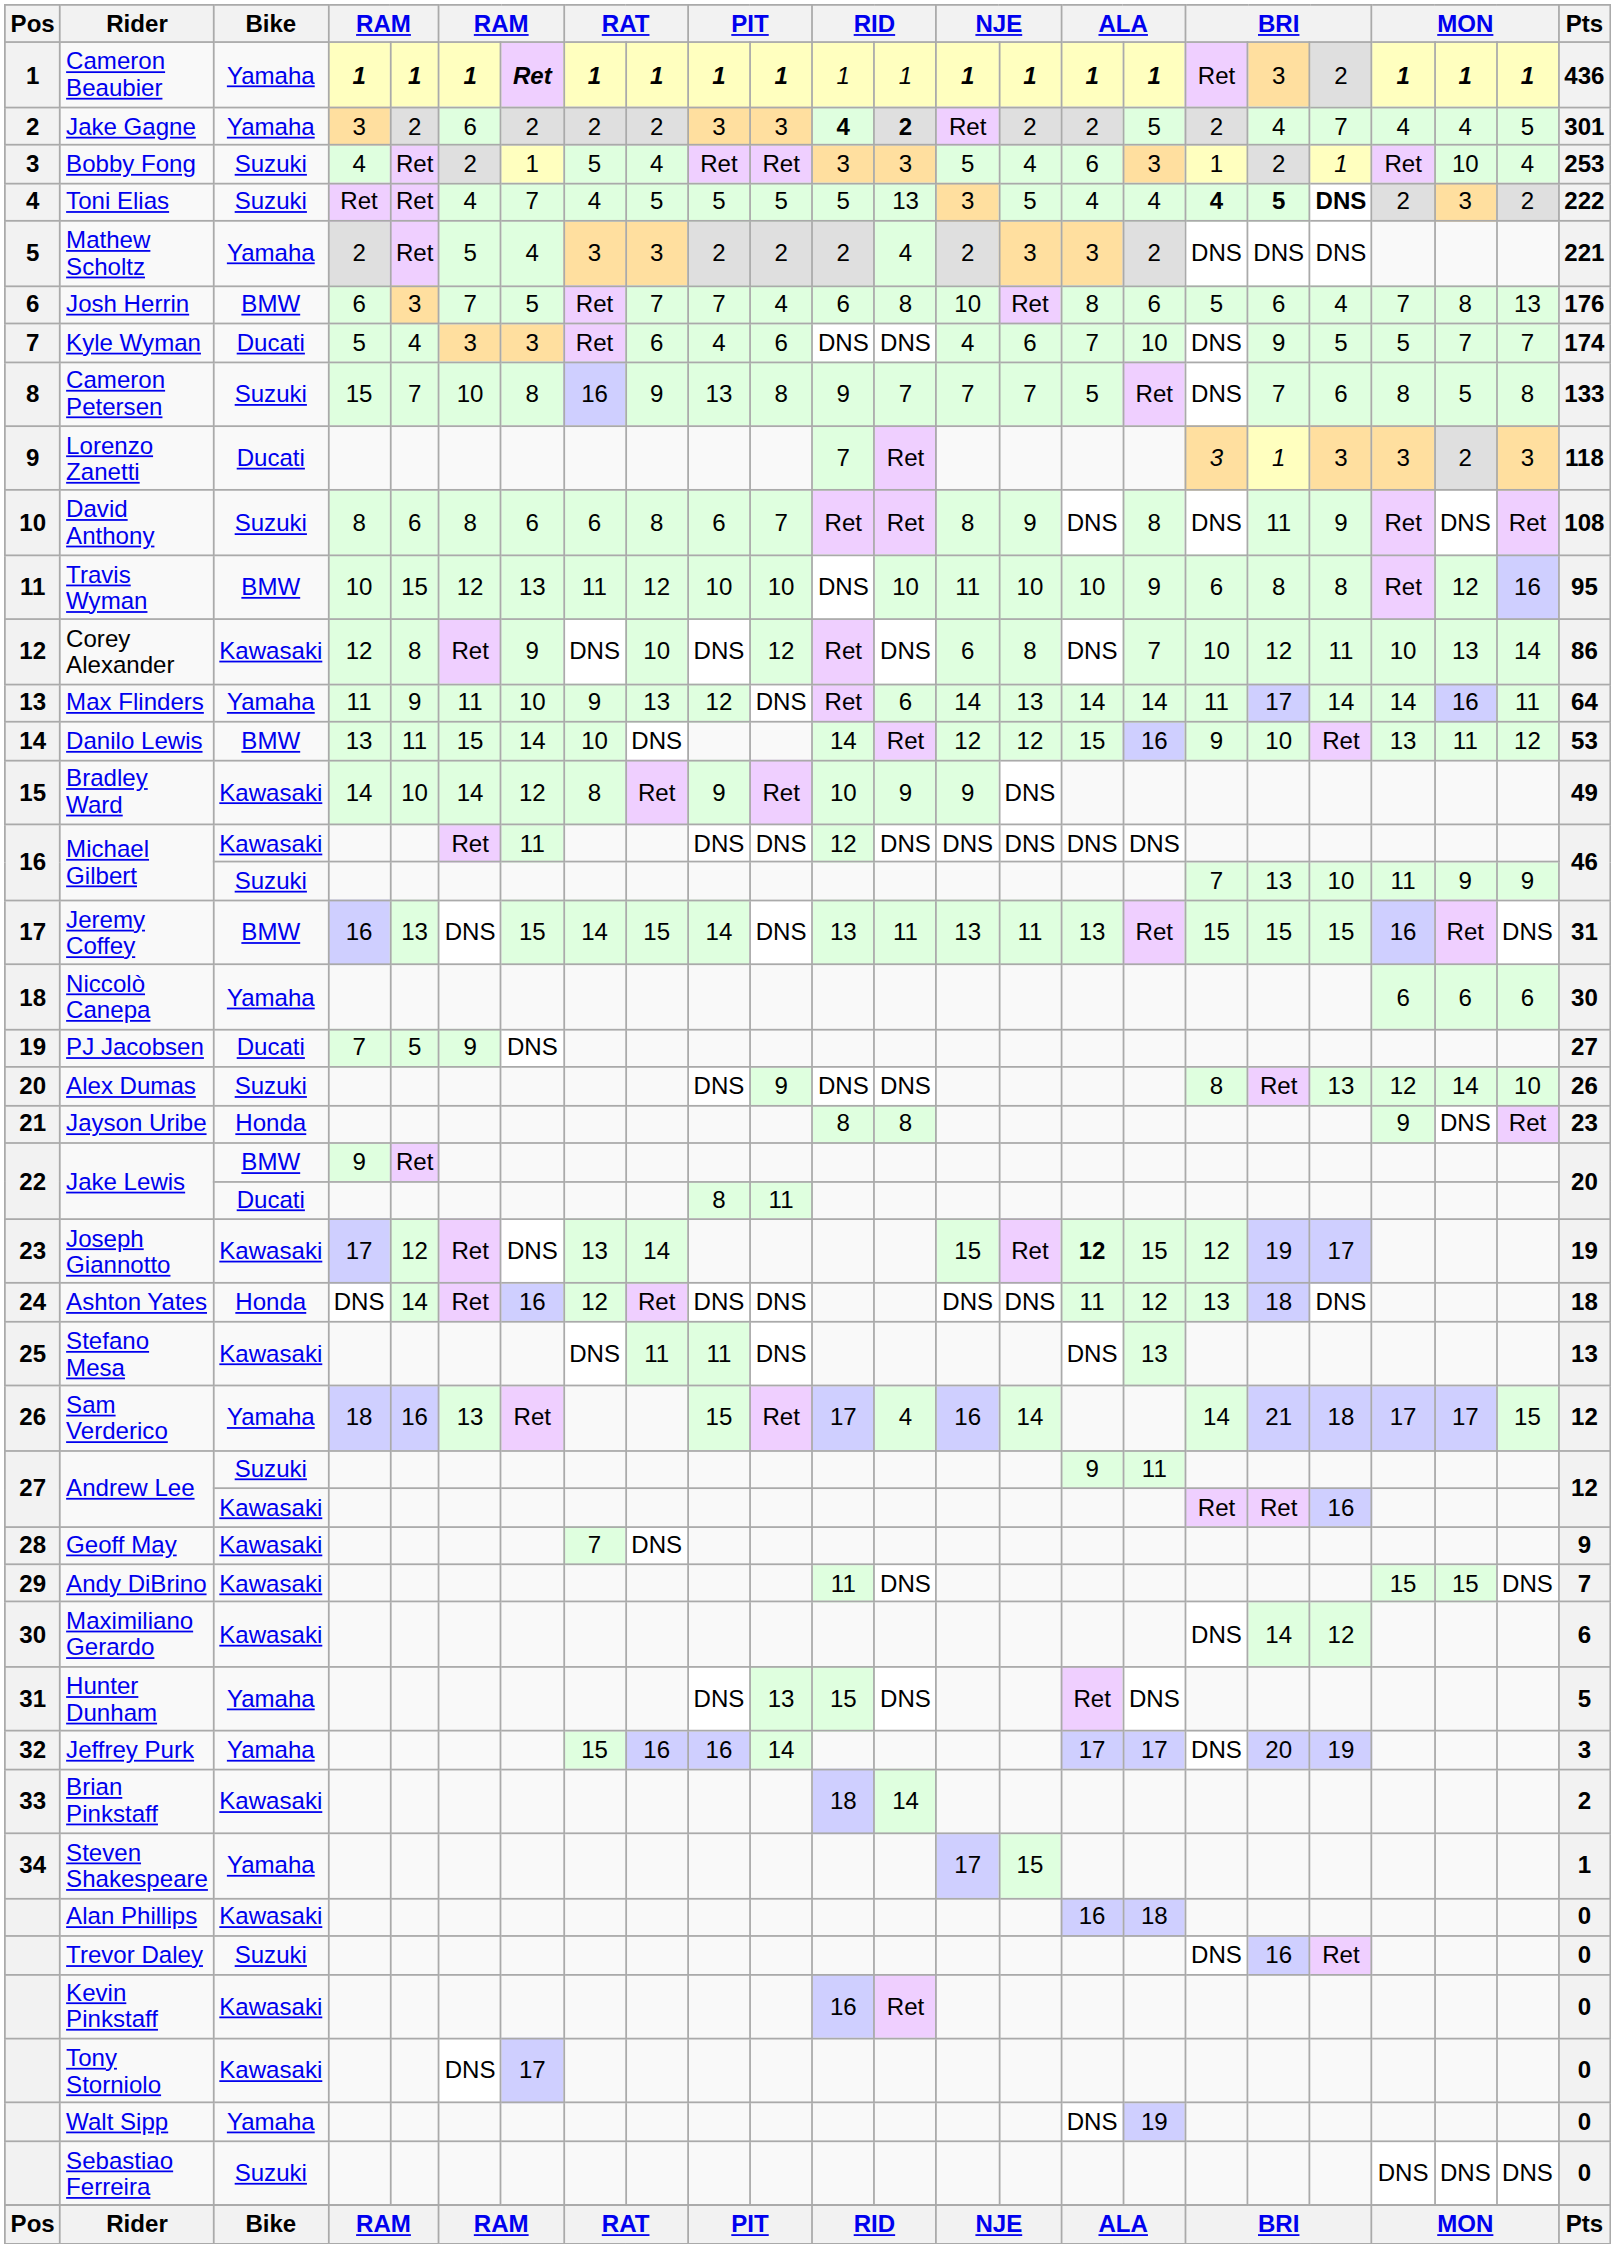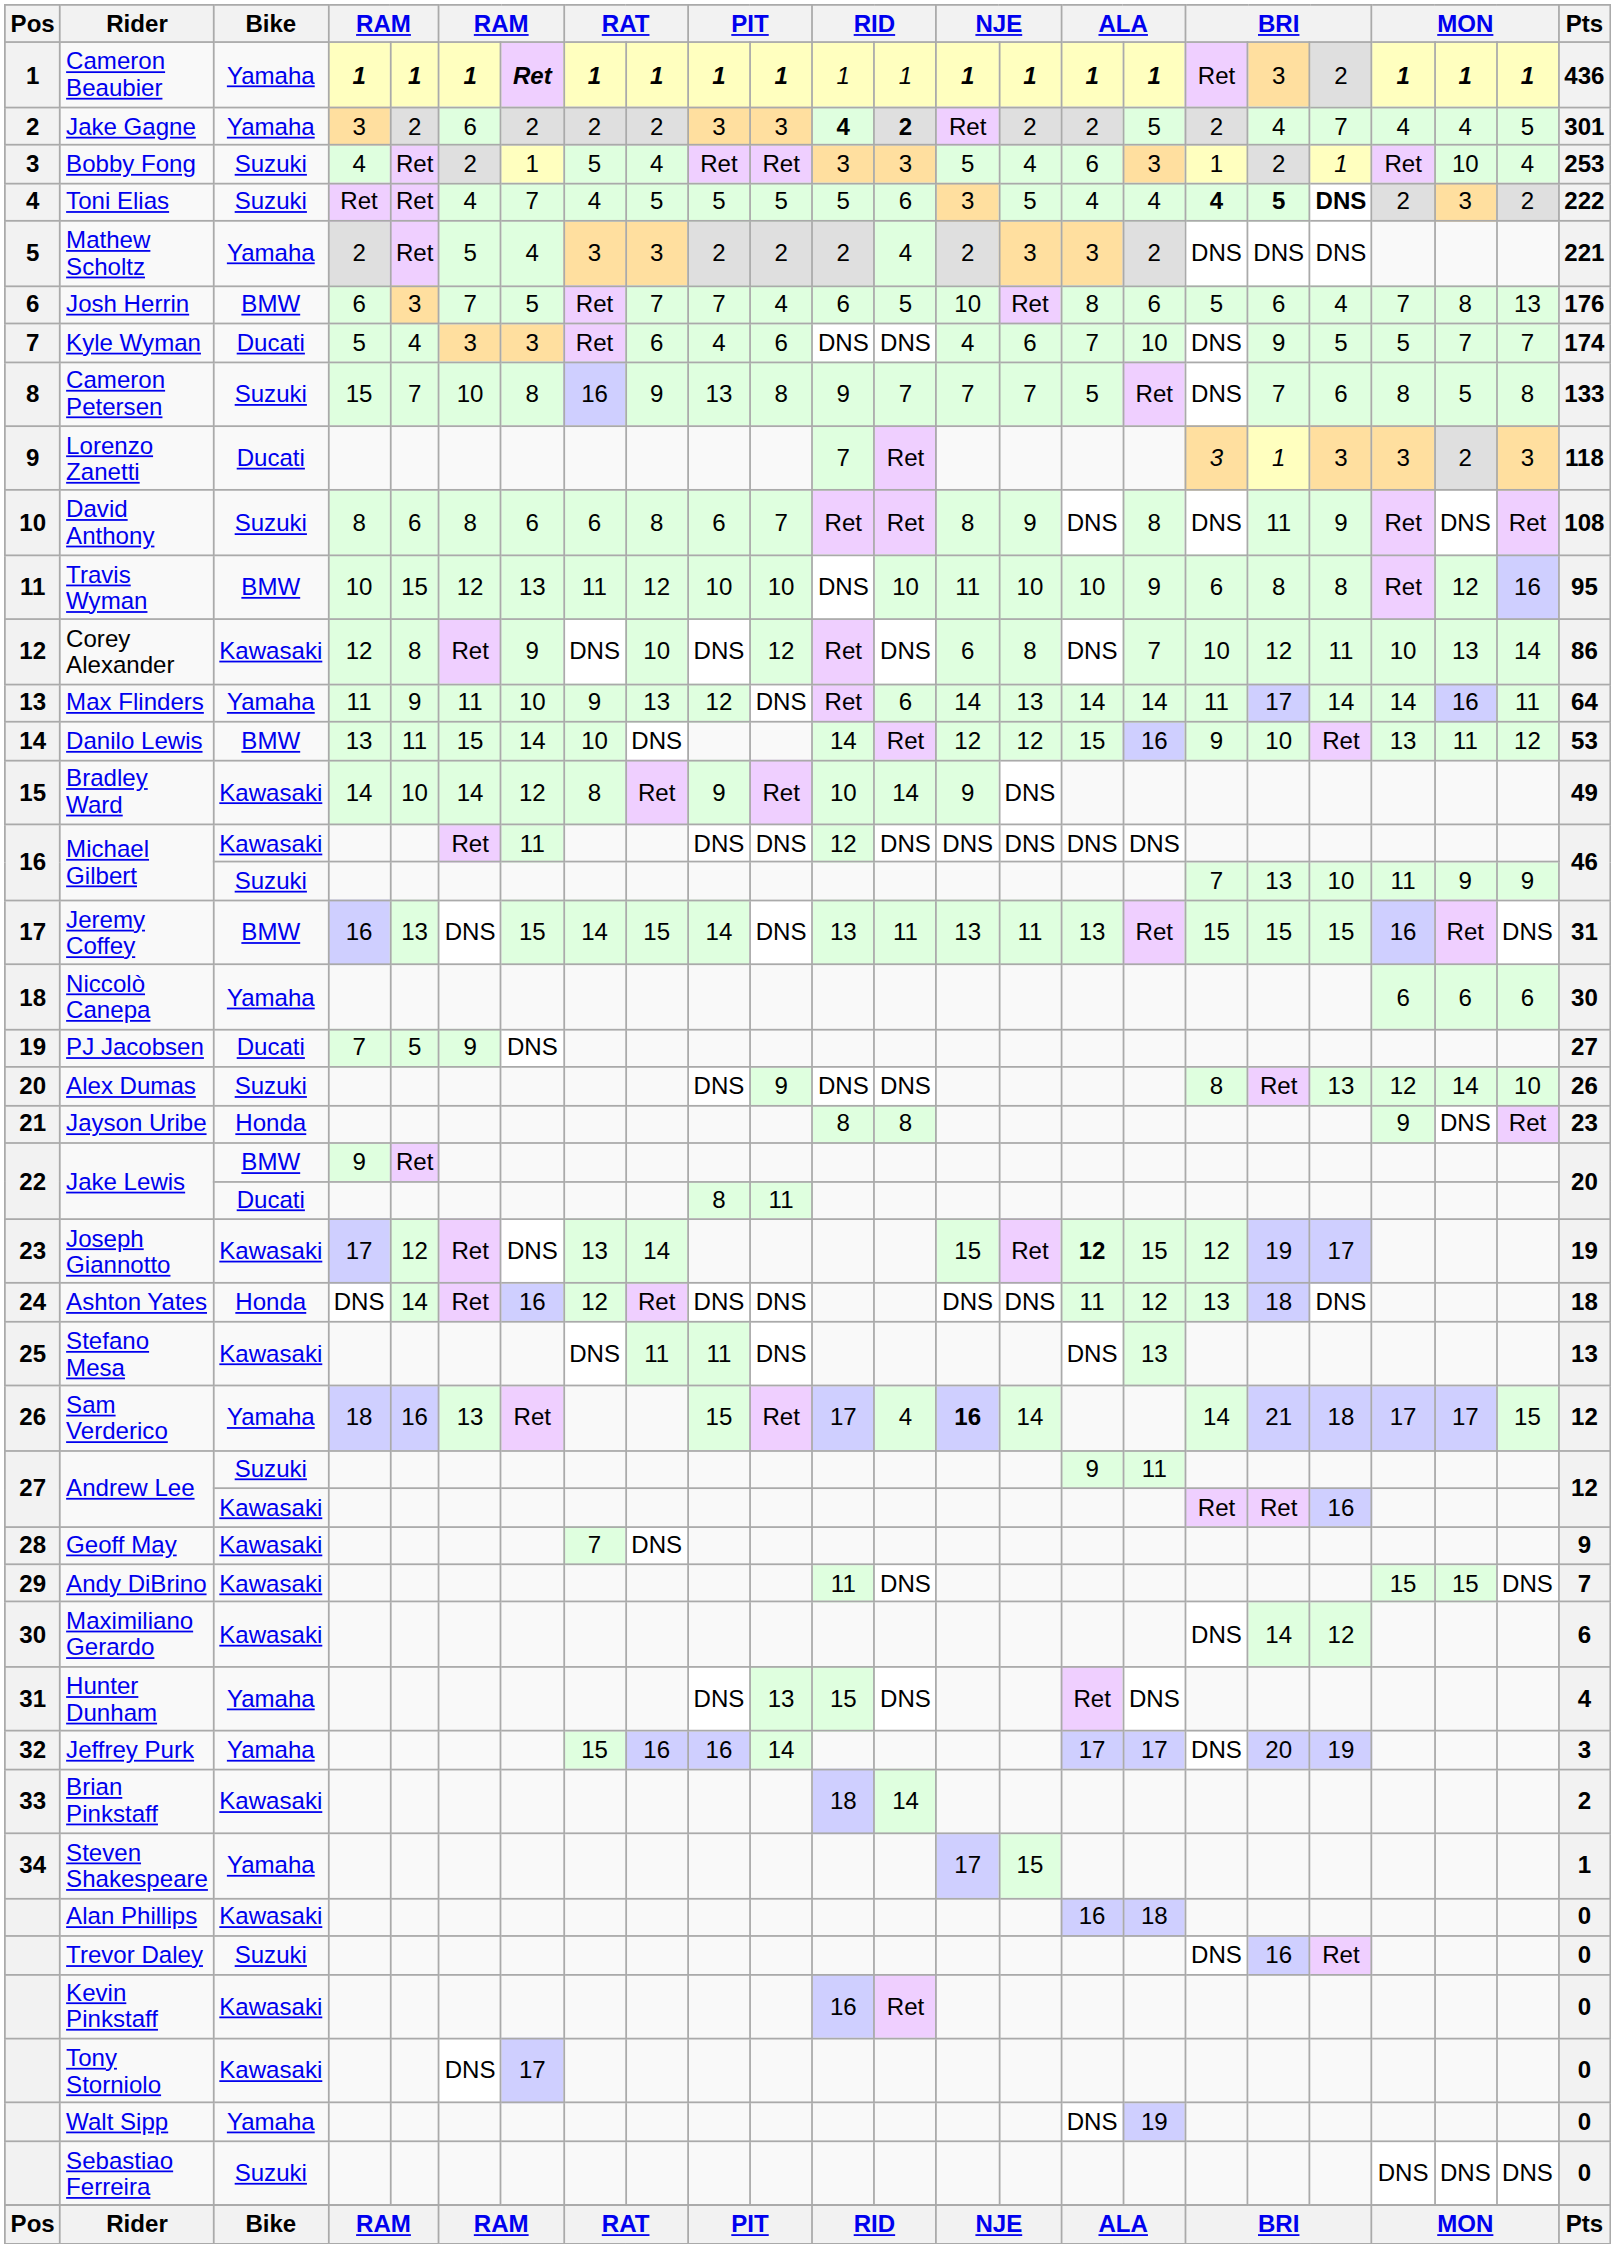(906, 202) 13 -> (906, 202) 6
(906, 304) 8 -> (906, 304) 5
(906, 792) 9 -> (906, 792) 14
(968, 1418) normal -> (968, 1418) bold
(1584, 1699) 5 -> (1584, 1699) 4
